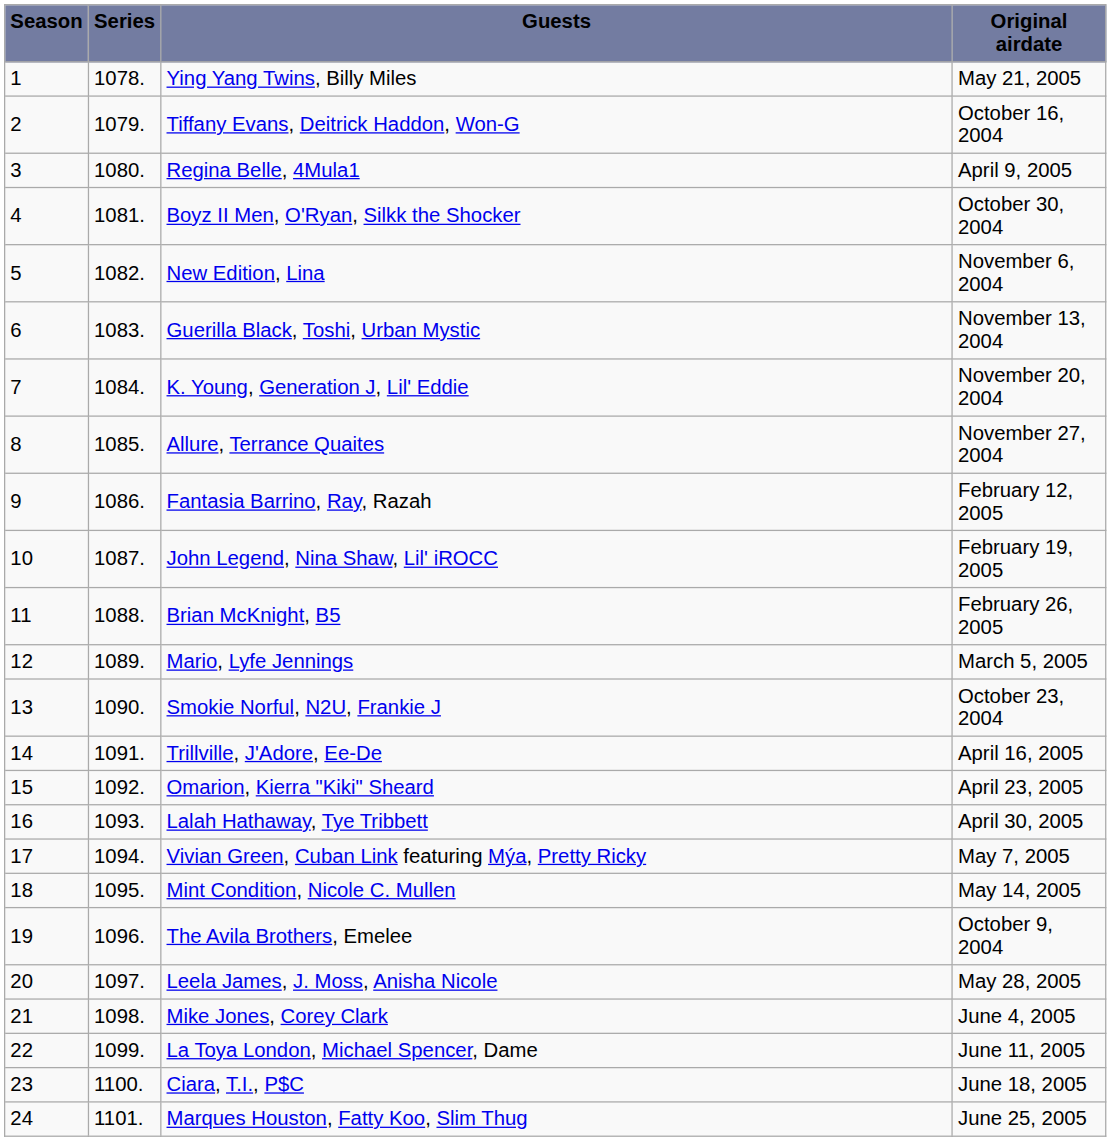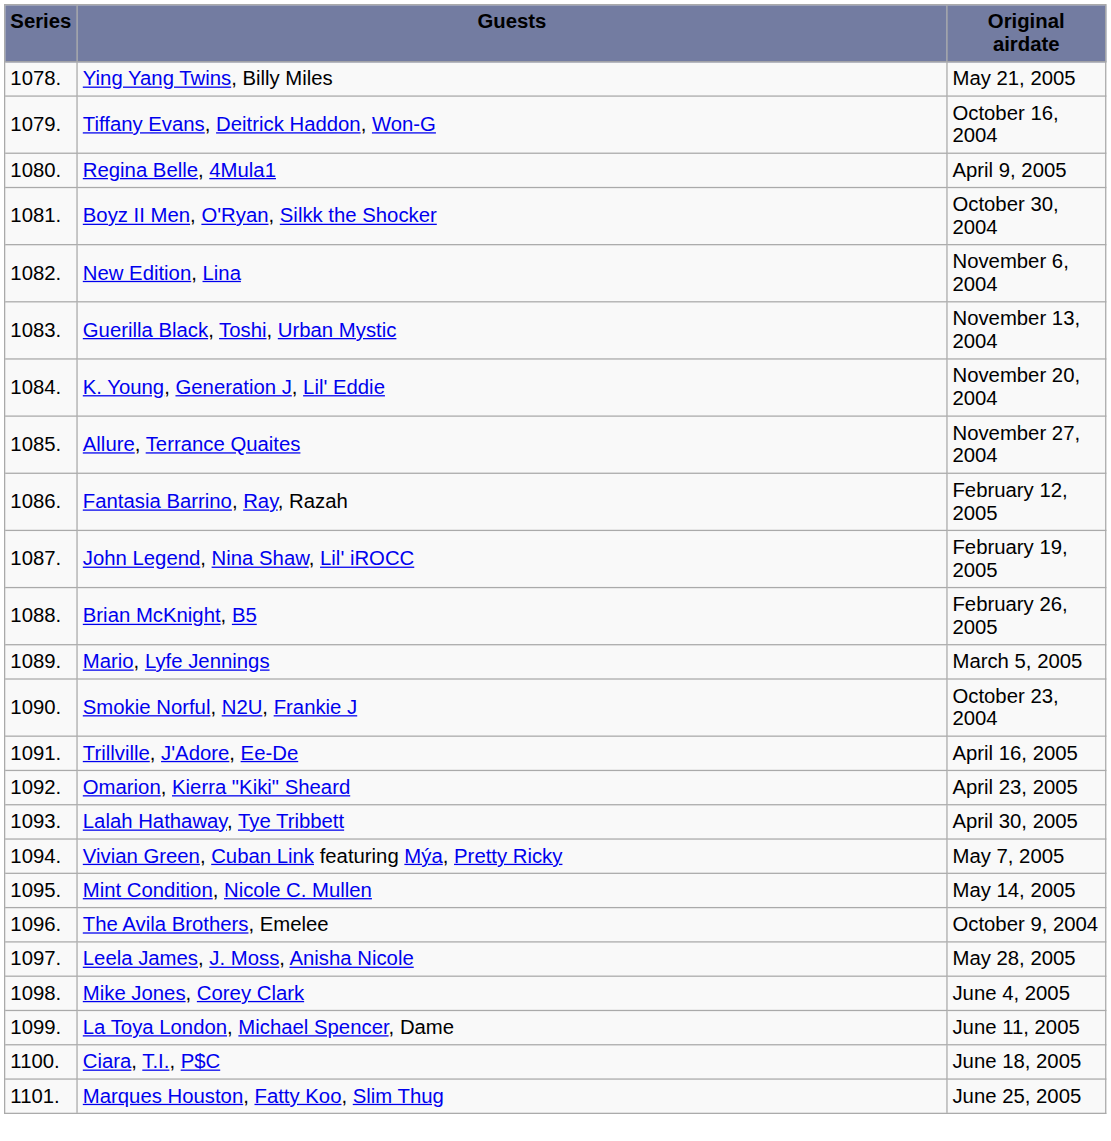- column: (46, 21)
